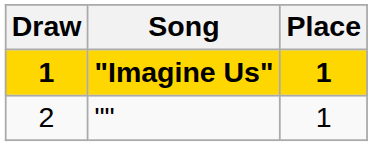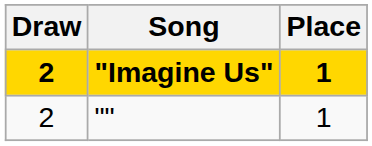(47, 72) 1 -> (47, 72) 2
